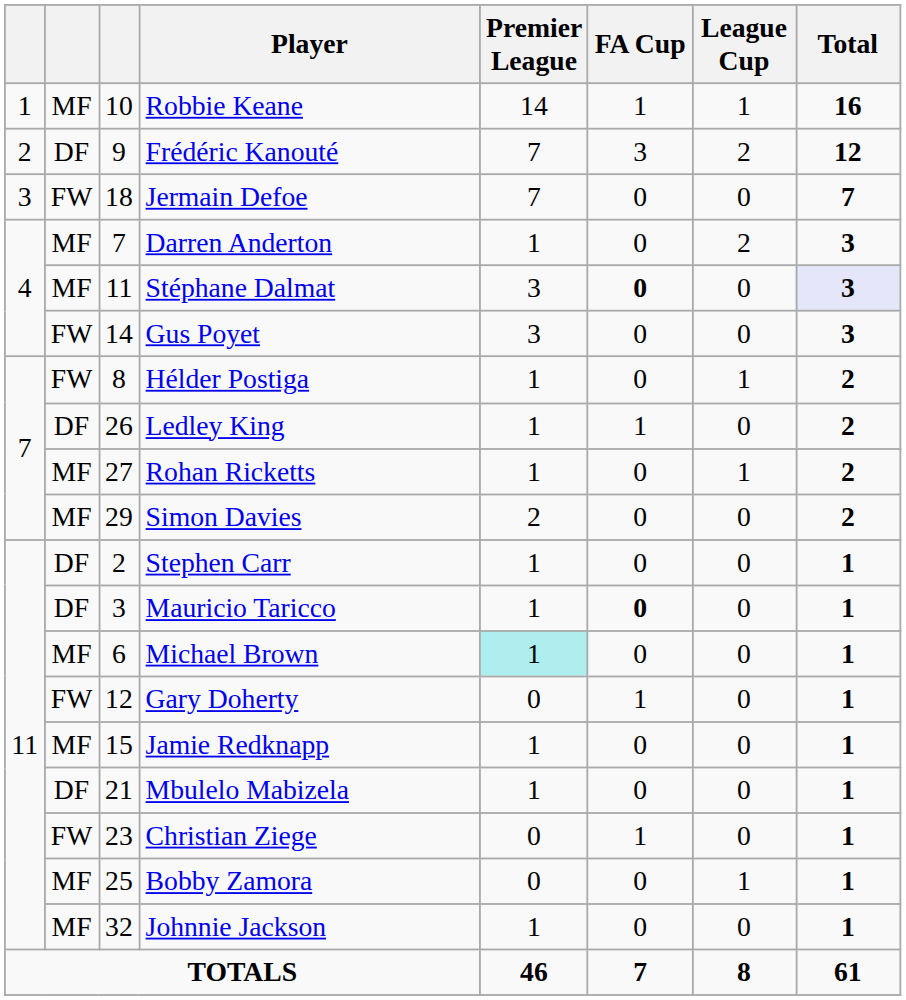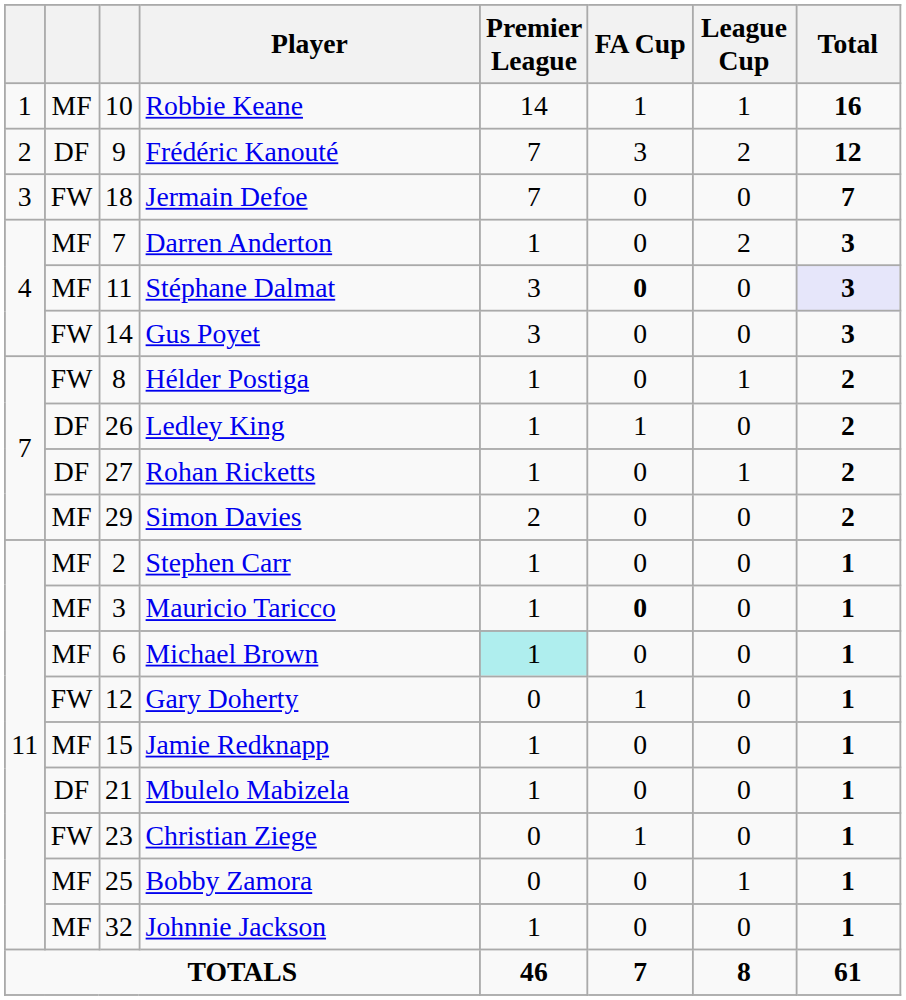(72, 470) MF -> (72, 470) DF
(72, 562) DF -> (72, 562) MF
(72, 607) DF -> (72, 607) MF
